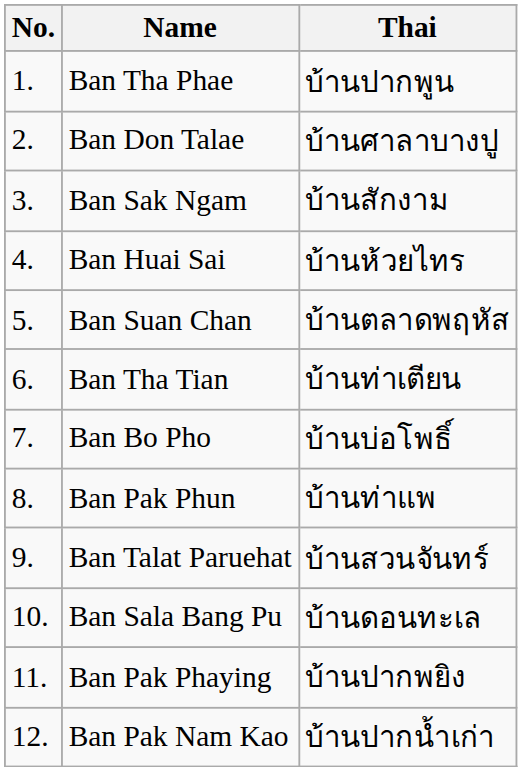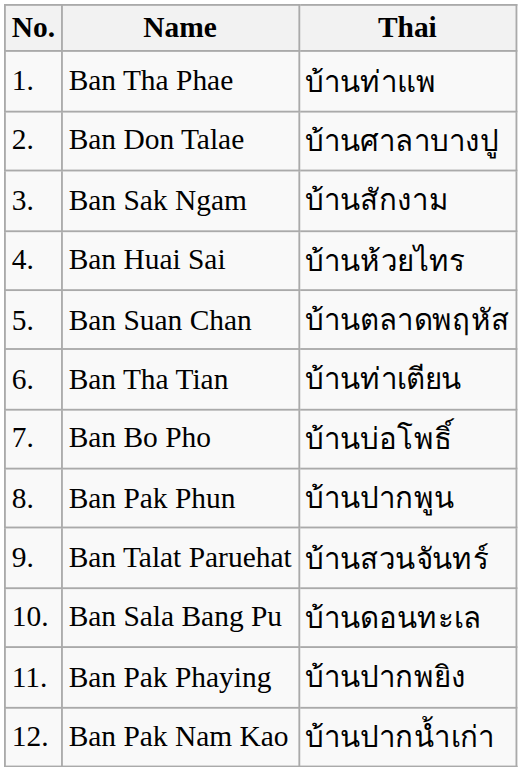(380, 81) บ้านปากพูน -> (371, 81) บ้านท่าแพ
(371, 498) บ้านท่าแพ -> (380, 498) บ้านปากพูน
